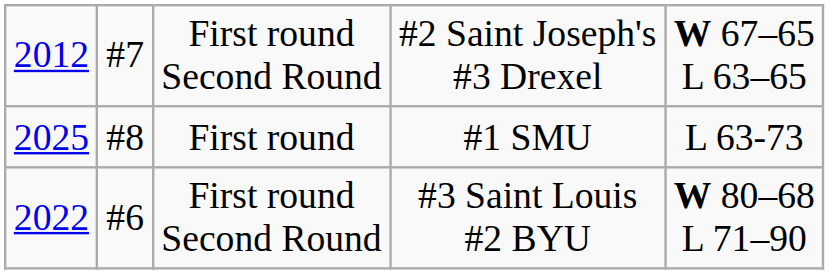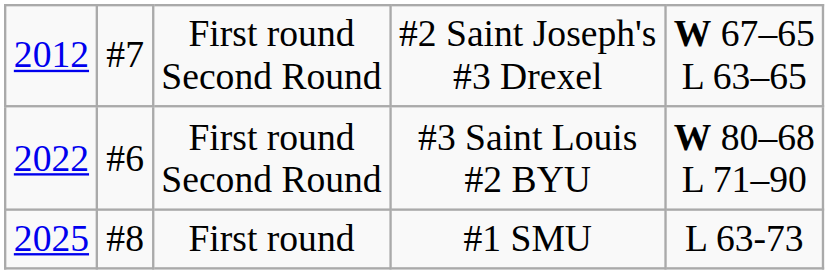rows swapped: (271, 217) <-> (271, 136)
